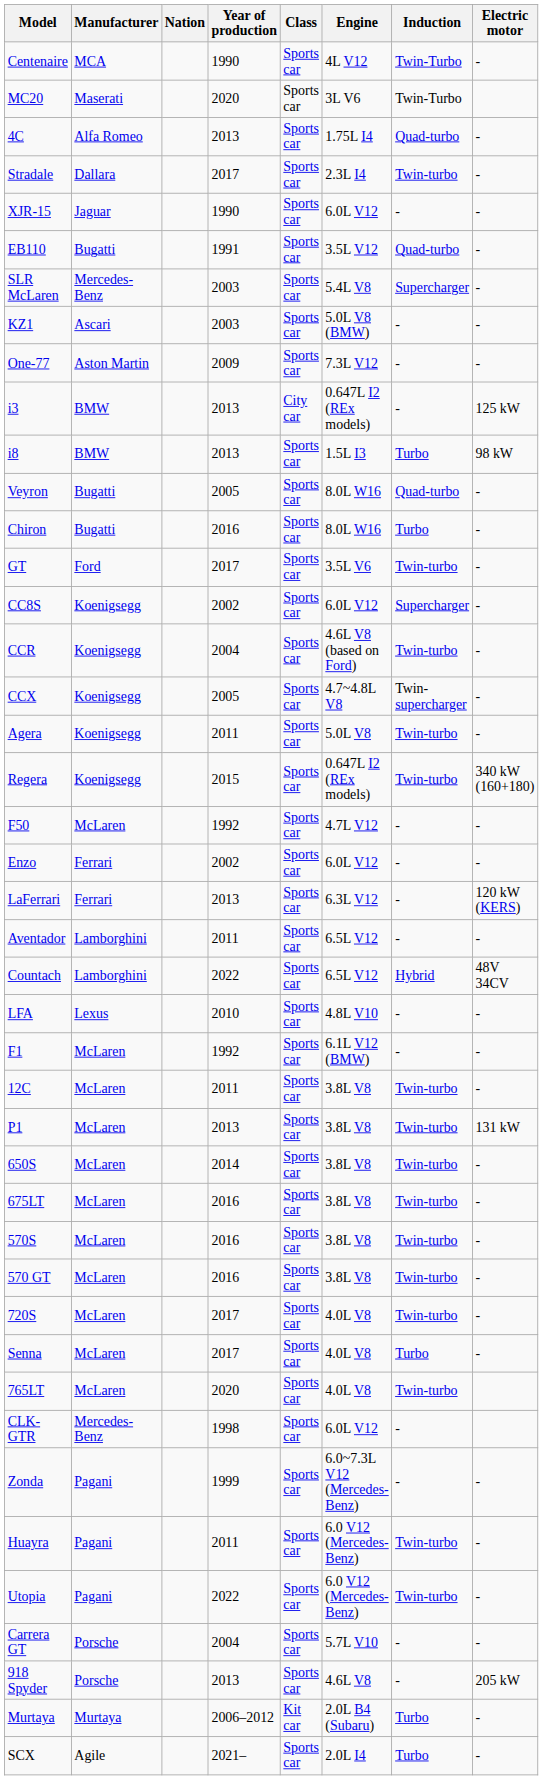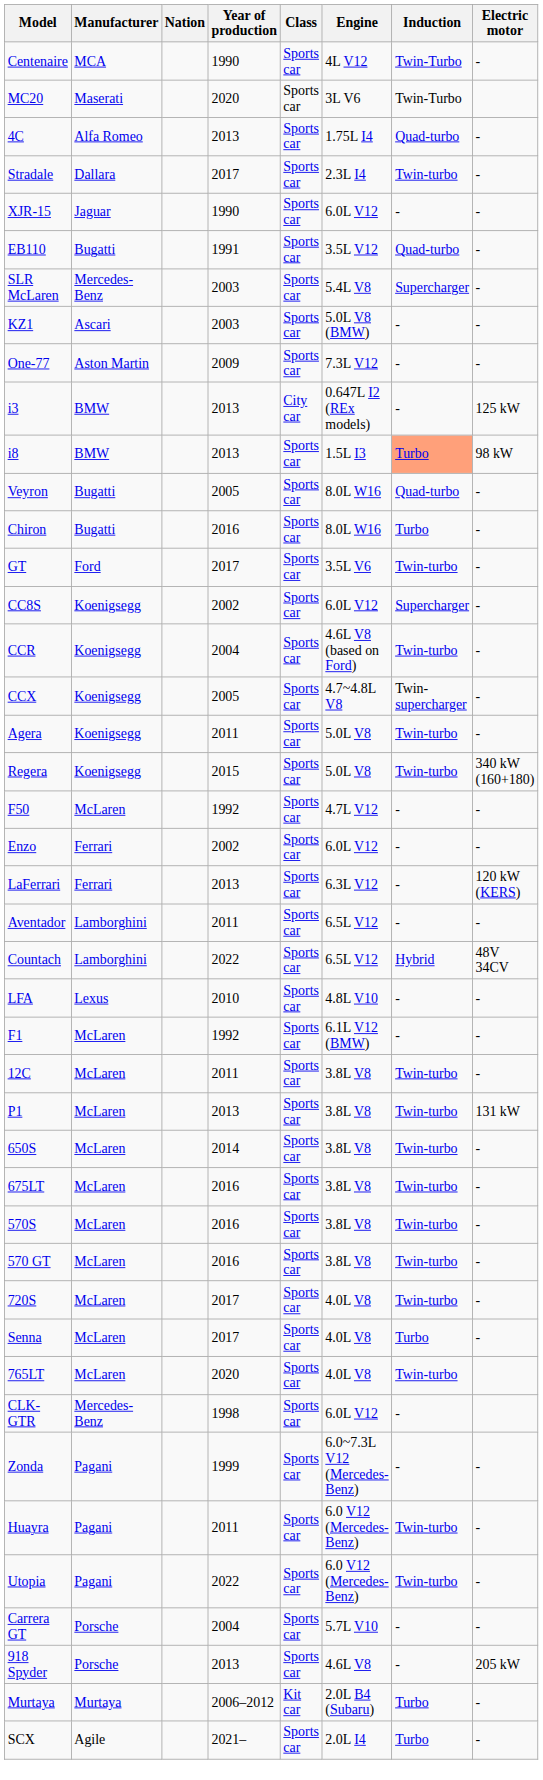(412, 454) no background -> (412, 454) lightsalmon background
(353, 779) 0.647L I2 (REx models) -> (348, 771) 5.0L V8
